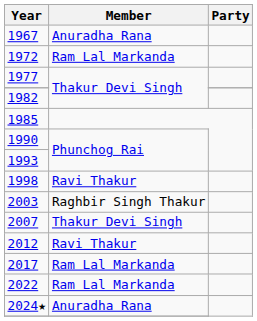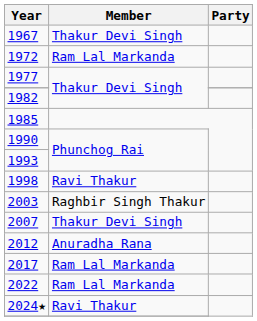(102, 36) Anuradha Rana -> (117, 36) Thakur Devi Singh
(94, 243) Ravi Thakur -> (102, 243) Anuradha Rana
(102, 306) Anuradha Rana -> (94, 306) Ravi Thakur
